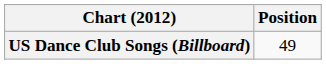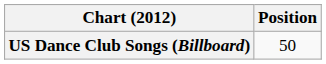(287, 45) 49 -> (287, 45) 50
